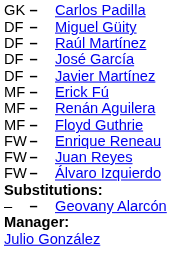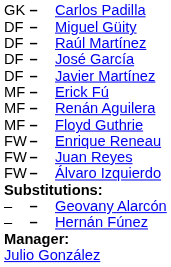+ row: (102, 222)
